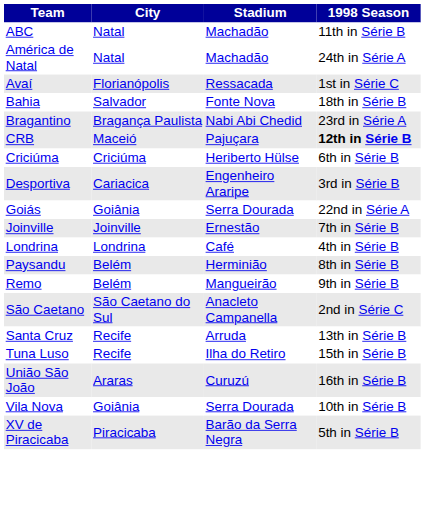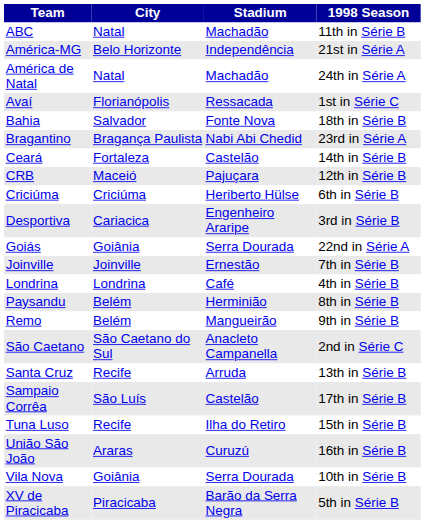+ row: (43, 50)
+ row: (24, 157)
(365, 139) bold -> (362, 176) normal
+ row: (32, 398)
